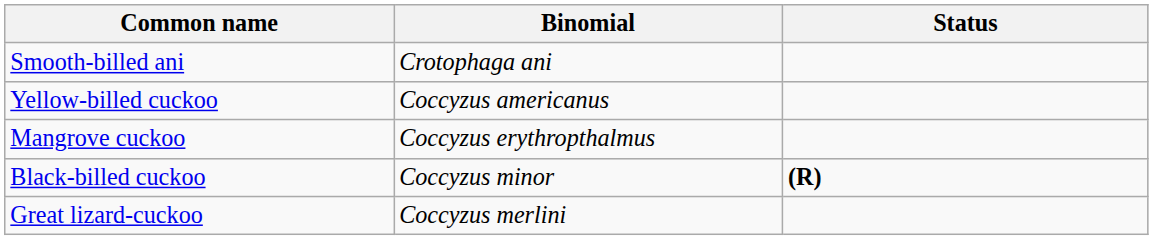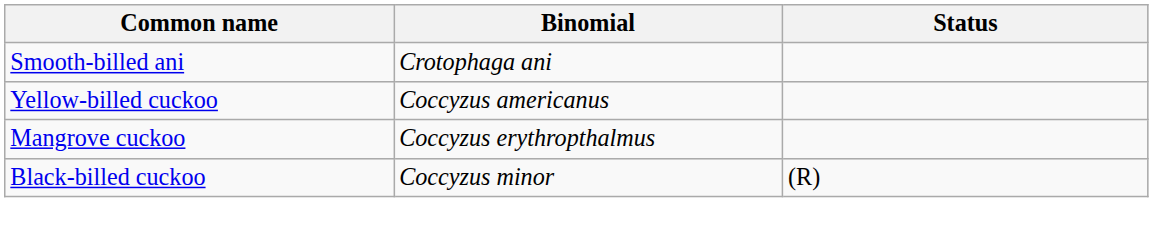(805, 176) bold -> (804, 176) normal
- row: (107, 215)
